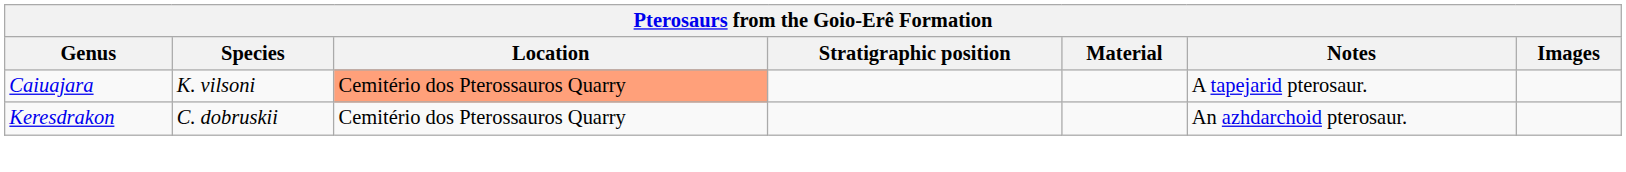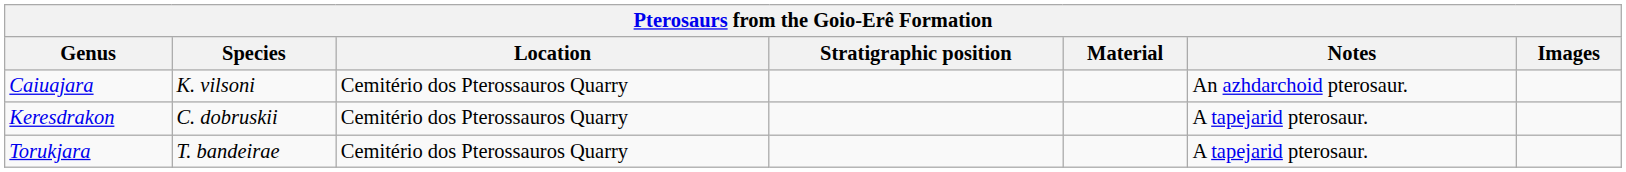(482, 85) lightsalmon background -> (484, 85) no background
(1280, 85) A tapejarid pterosaur. -> (1300, 85) An azhdarchoid pterosaur.
(1299, 118) An azhdarchoid pterosaur. -> (1280, 118) A tapejarid pterosaur.
+ row: (50, 150)
